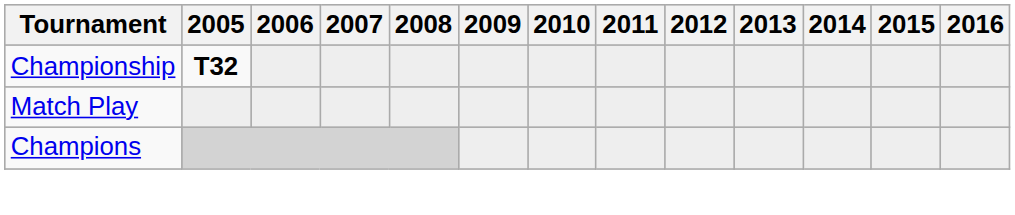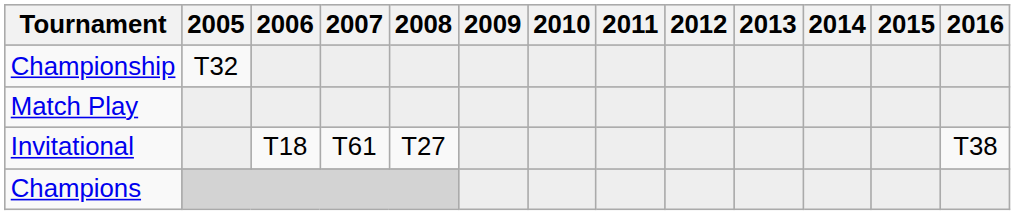(216, 65) bold -> (216, 65) normal
+ row: (72, 147)
